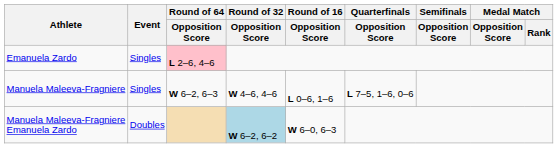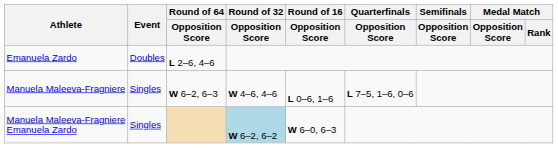(145, 58) Singles -> (147, 58) Doubles
(192, 63) pink background -> (192, 63) no background
(147, 125) Doubles -> (145, 125) Singles
